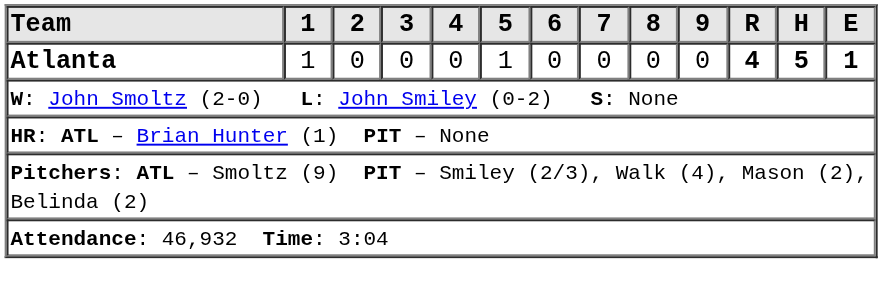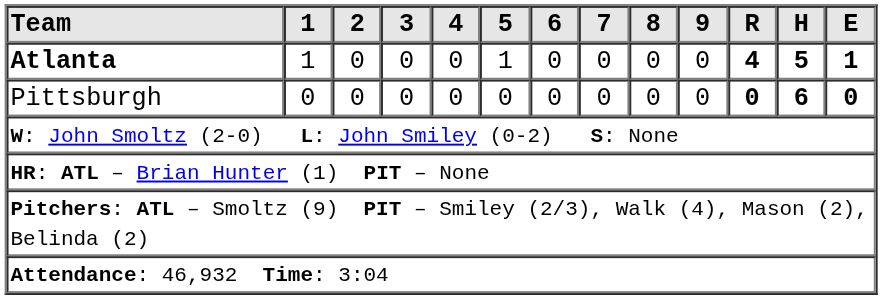+ row: (86, 98)
